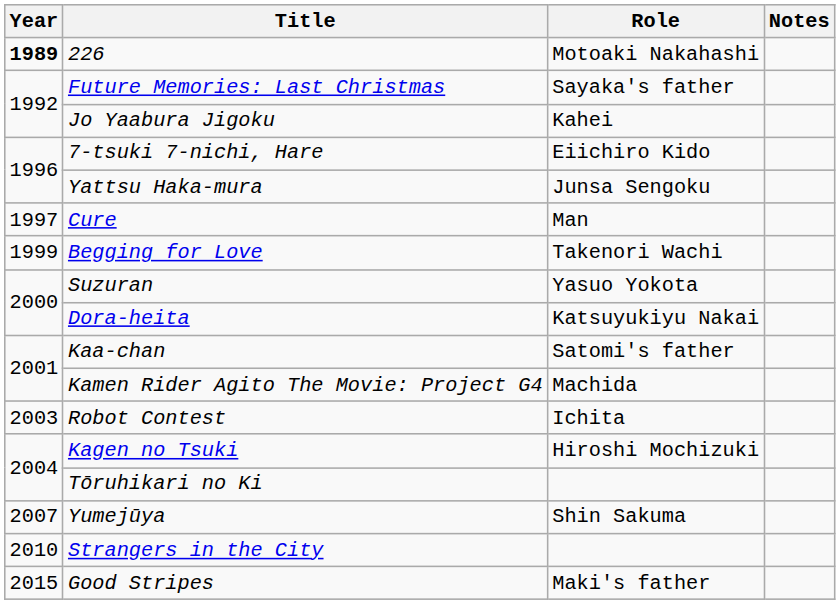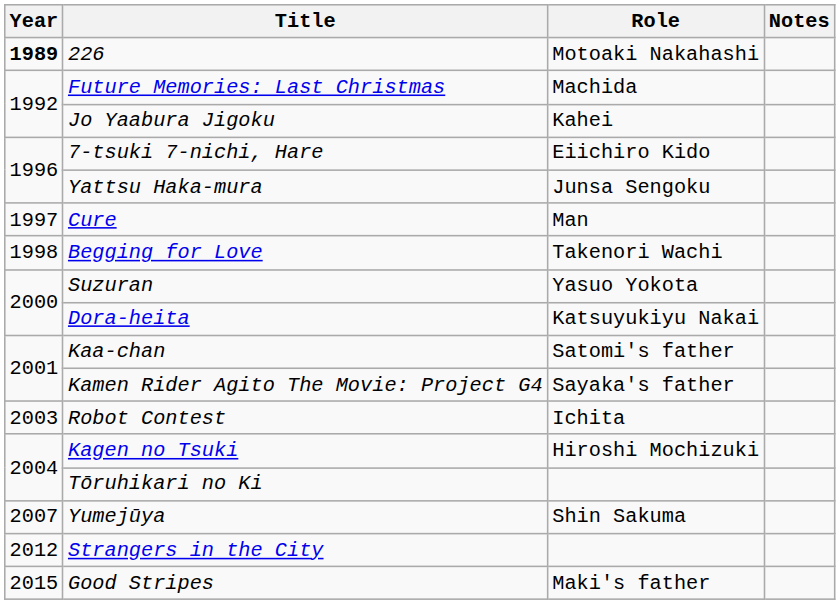(644, 87) Sayaka's father -> (595, 87) Machida
(34, 253) 1999 -> (34, 253) 1998
(595, 385) Machida -> (644, 385) Sayaka's father
(34, 550) 2010 -> (34, 550) 2012
